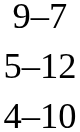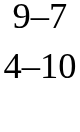- row: (40, 66)
